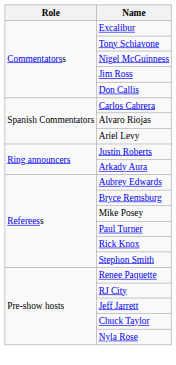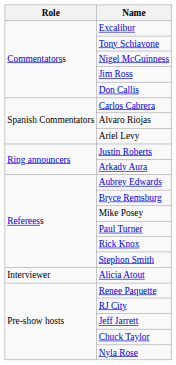+ row: (122, 275)
